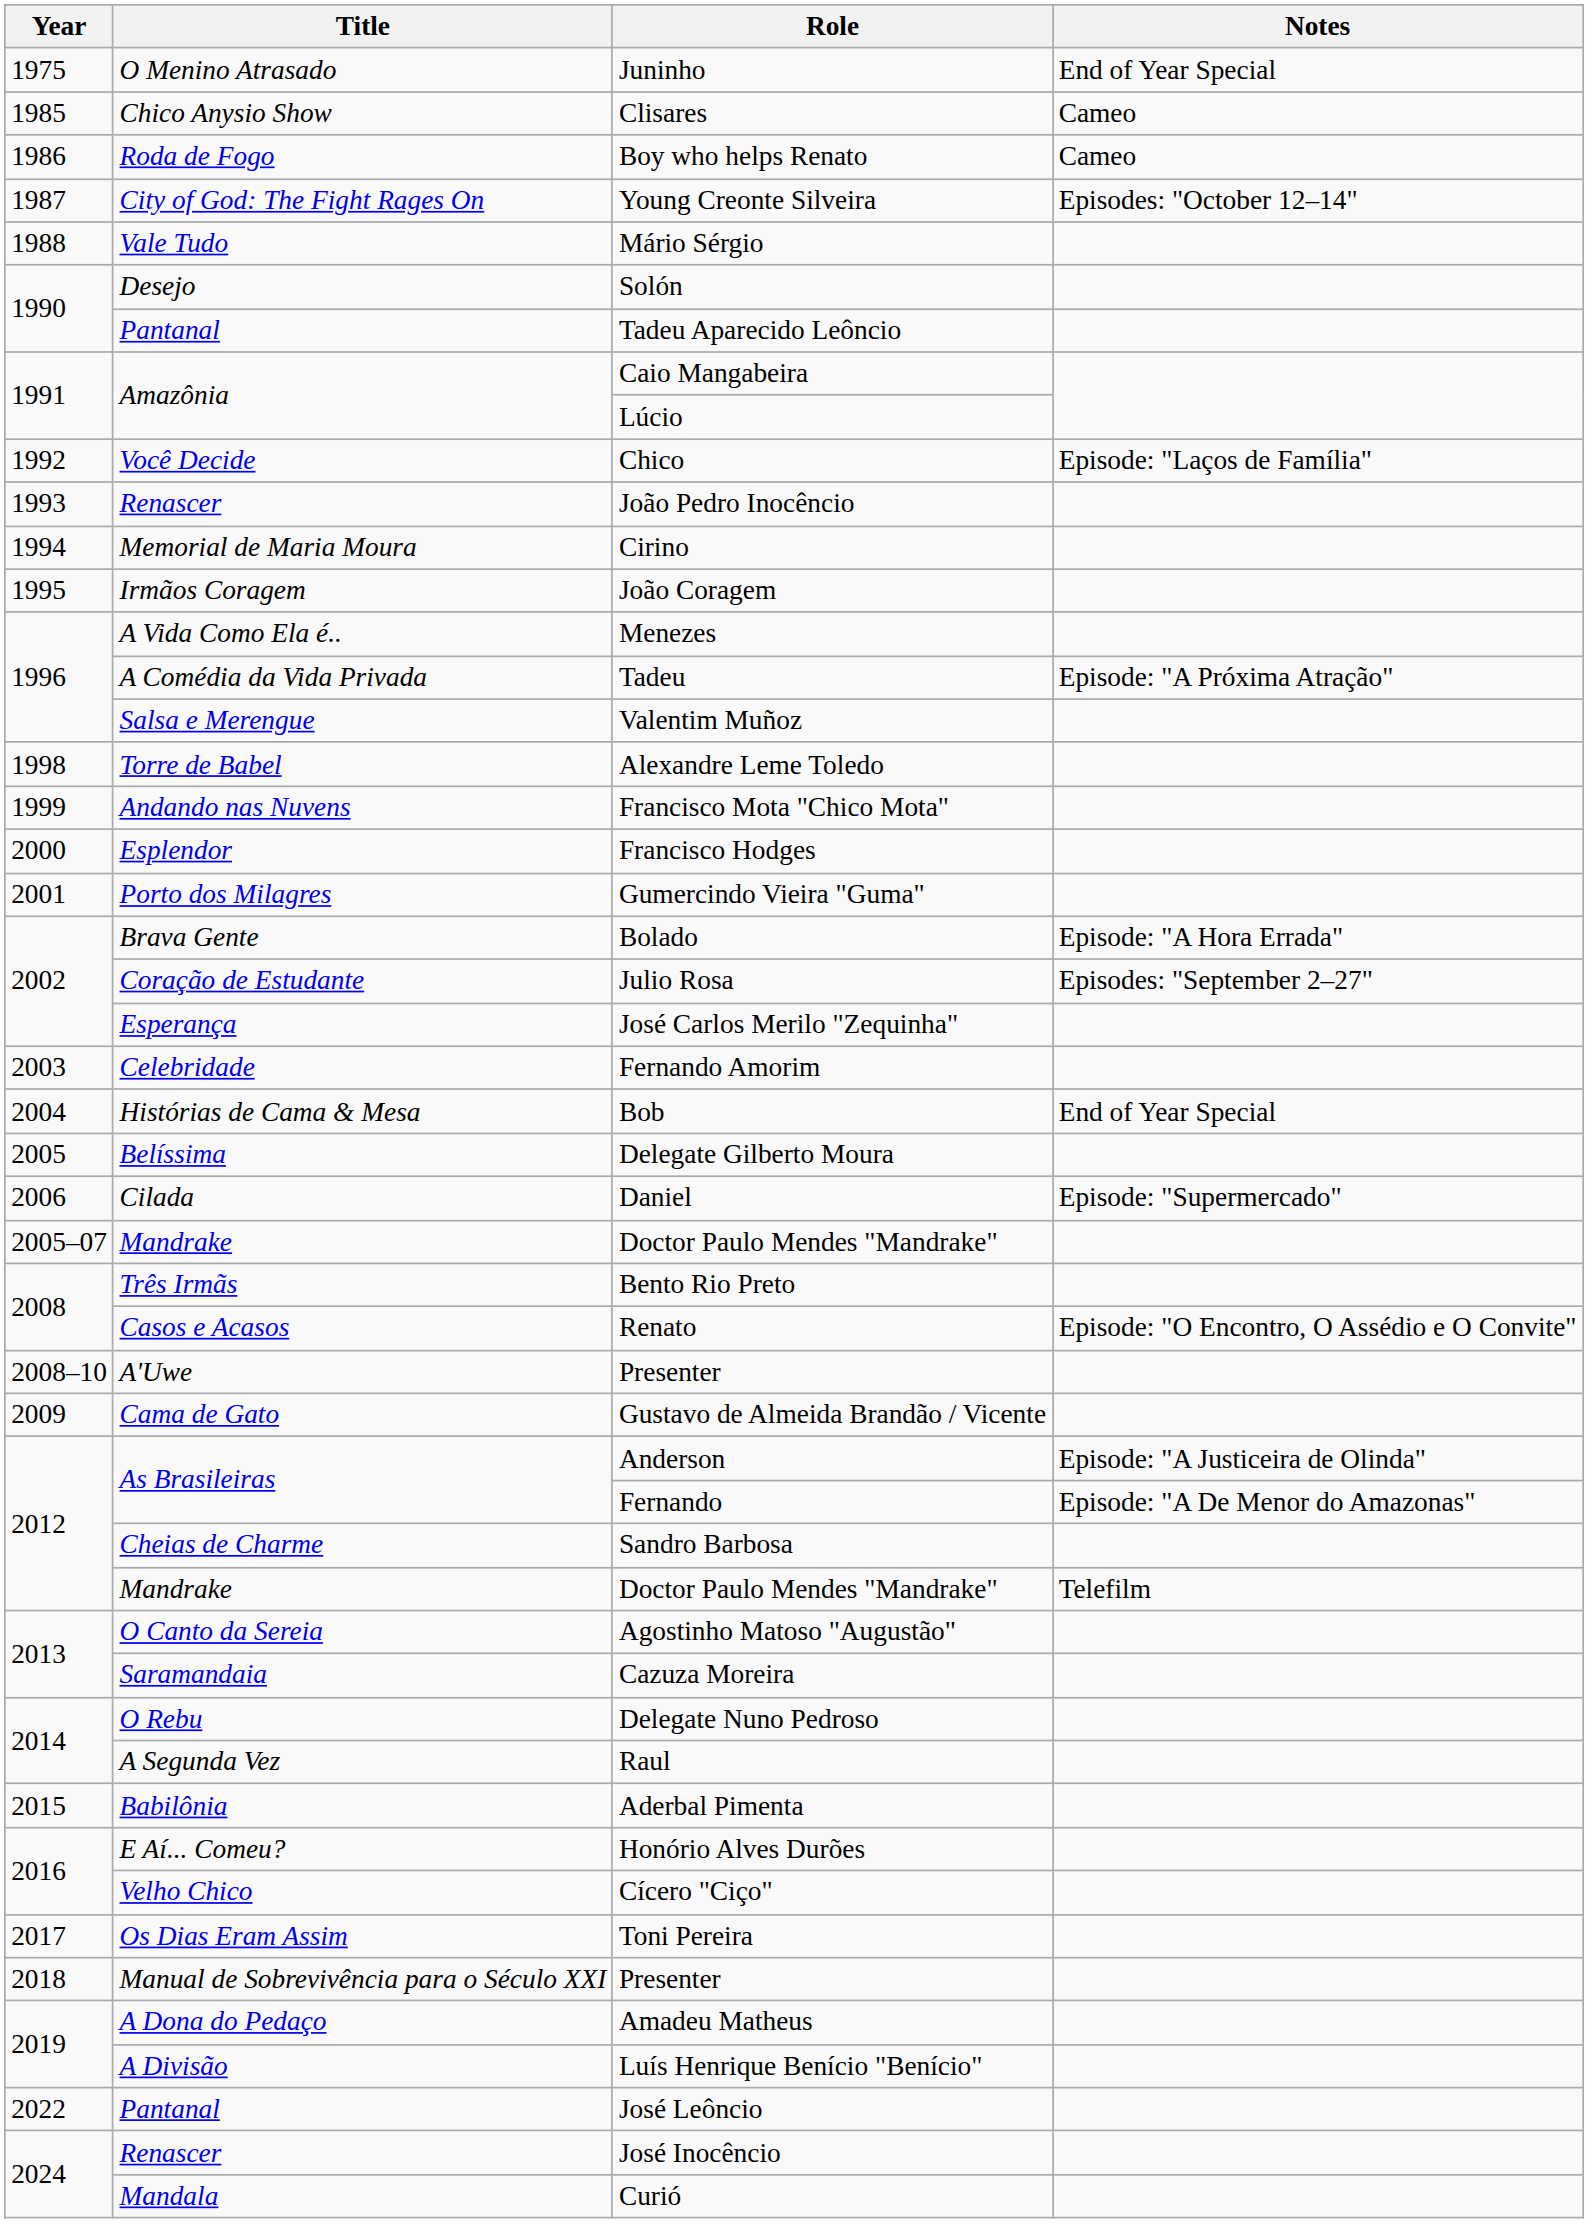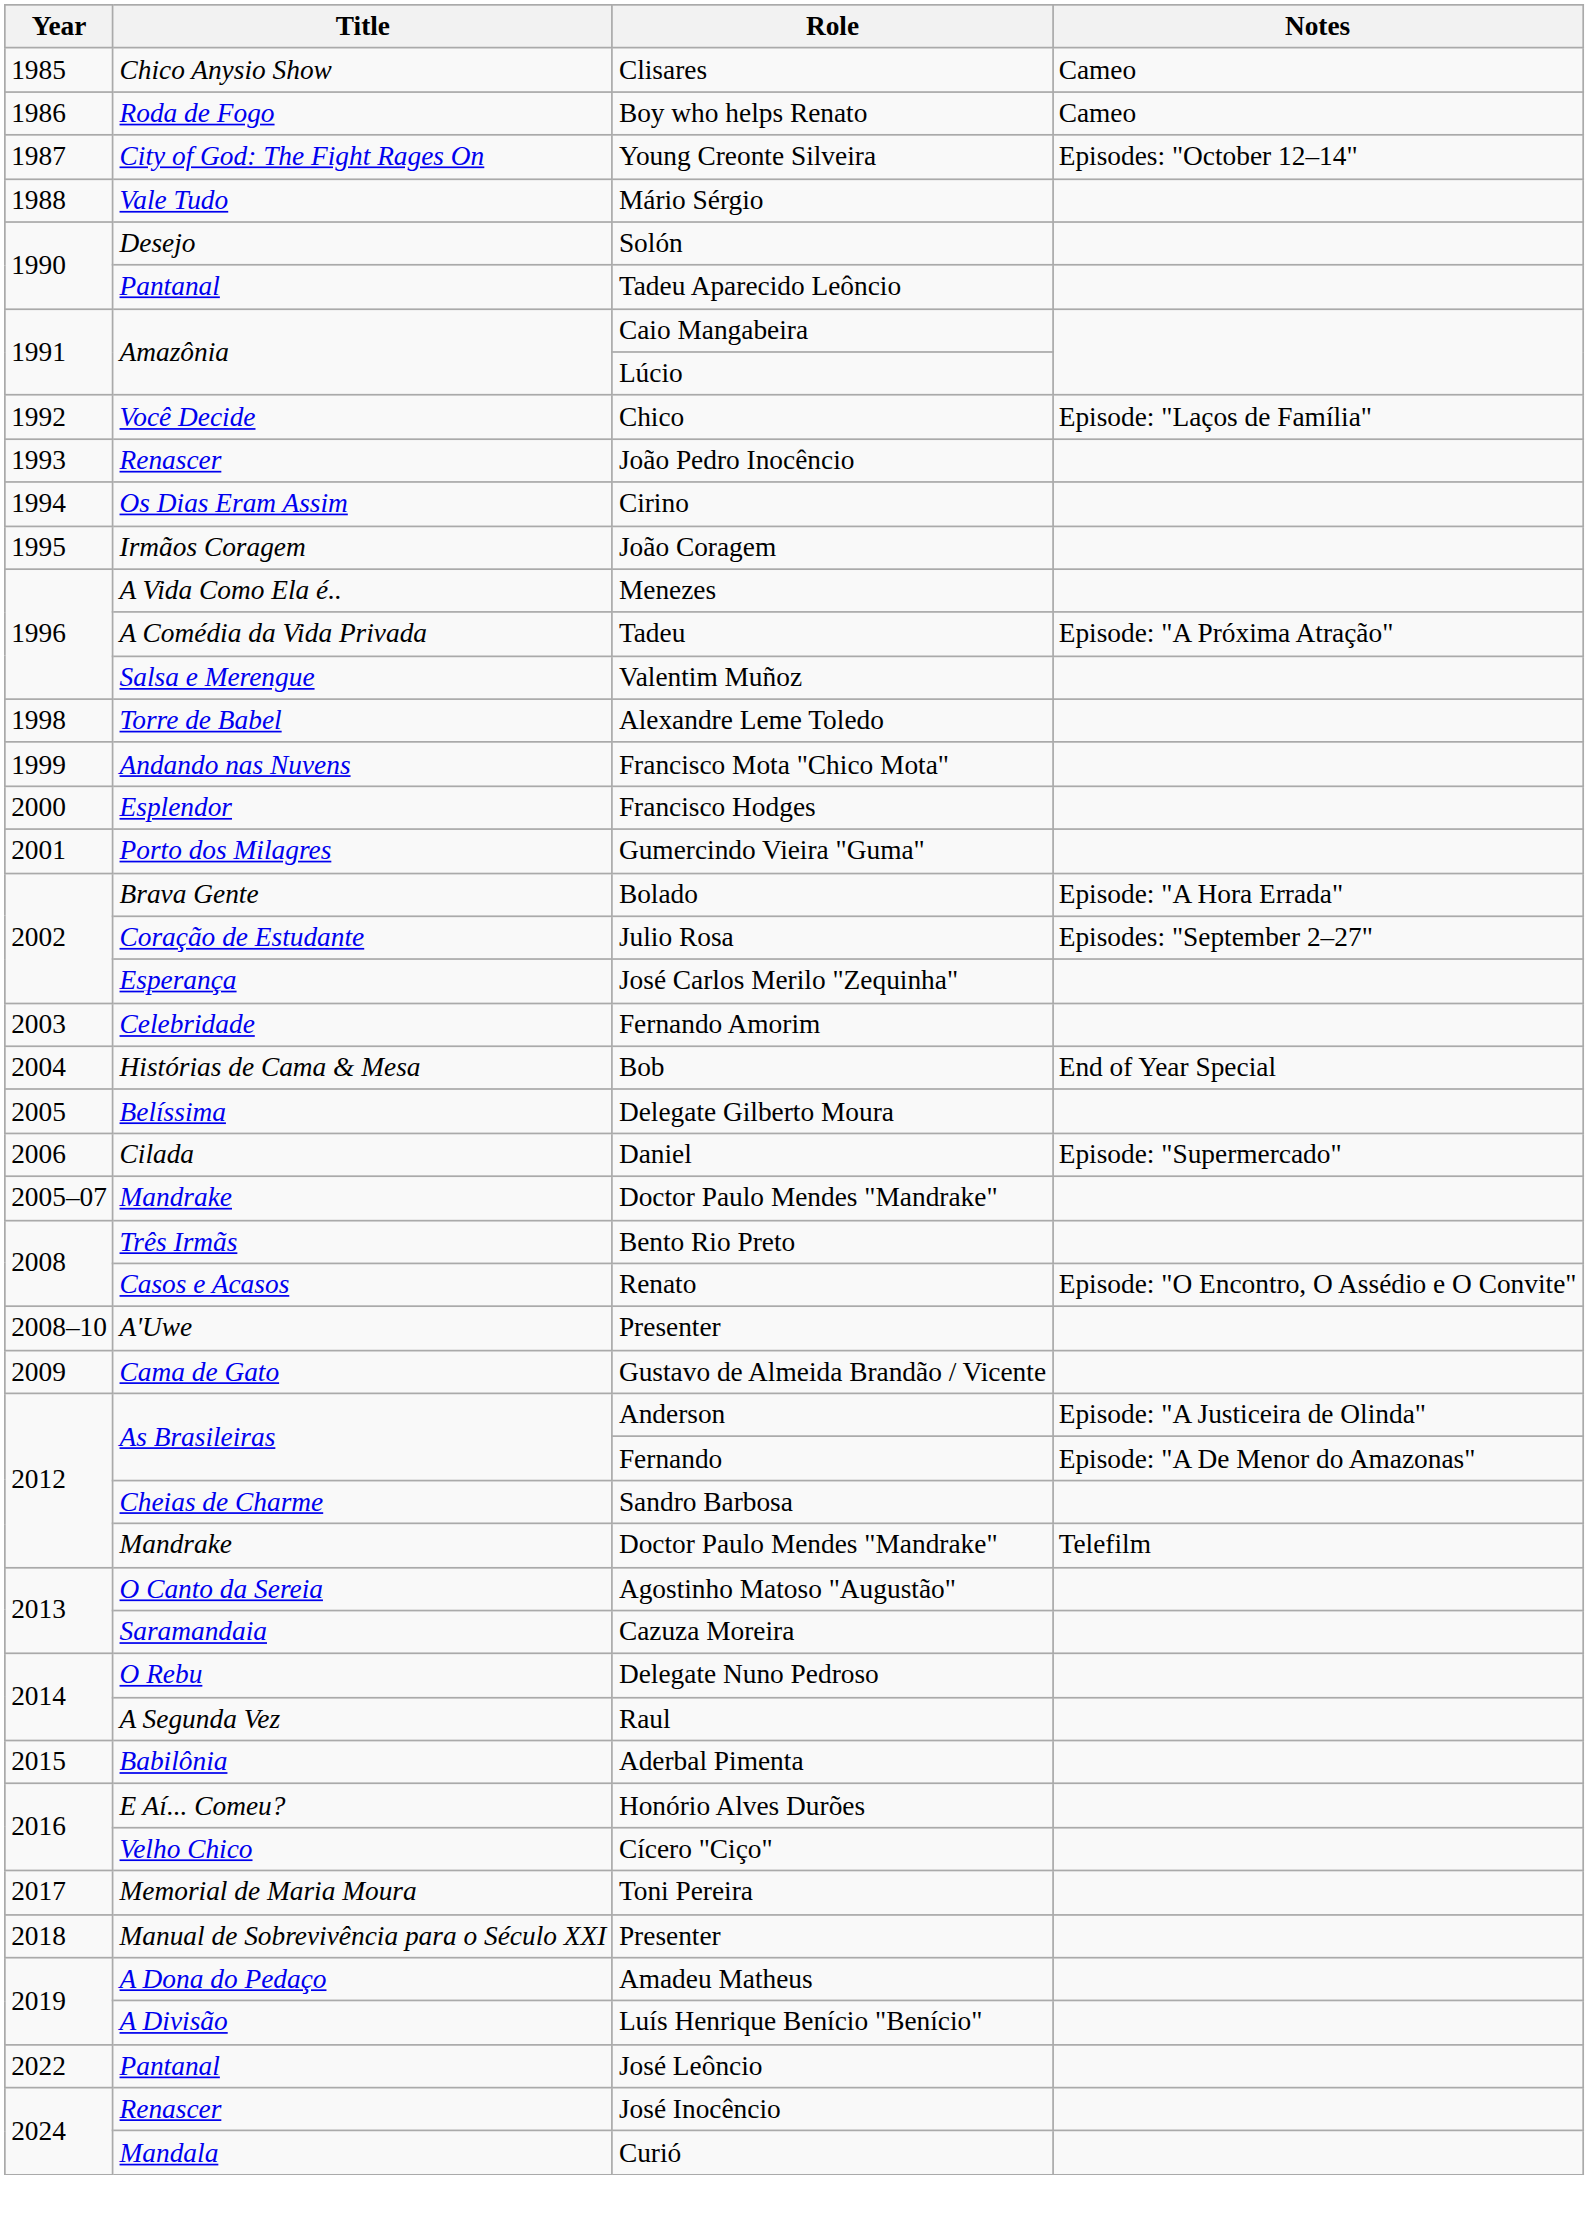- row: (39, 69)
(268, 546) Memorial de Maria Moura -> (234, 503) Os Dias Eram Assim
(234, 1935) Os Dias Eram Assim -> (268, 1892) Memorial de Maria Moura
